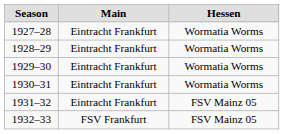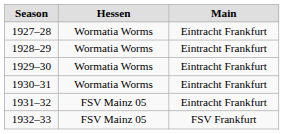columns swapped: (114, 13) <-> (224, 13)
